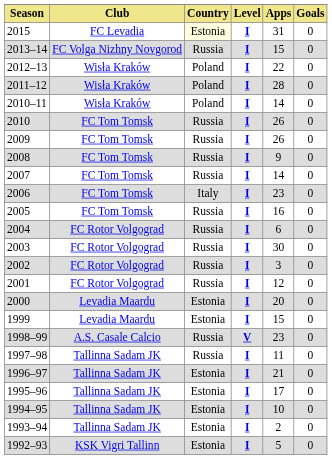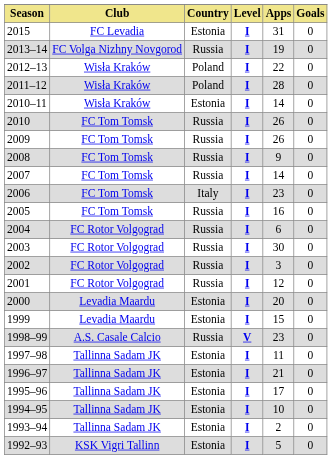(208, 31) lightyellow background -> (208, 31) no background
(278, 49) 15 -> (278, 49) 19
(208, 103) Poland -> (208, 103) Estonia
(208, 355) Russia -> (208, 355) Estonia
